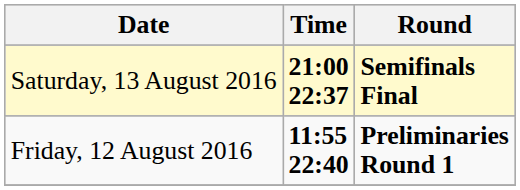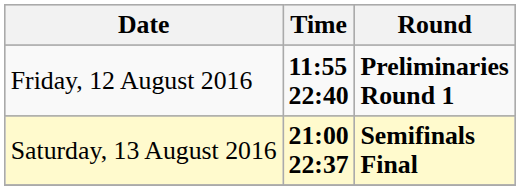rows swapped: (132, 150) <-> (144, 80)
